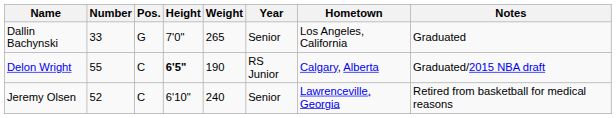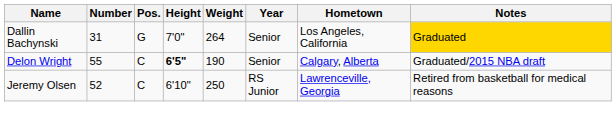(96, 37) 33 -> (96, 37) 31
(215, 37) 265 -> (215, 37) 264
(440, 37) no background -> (440, 37) gold background
(263, 67) RS Junior -> (264, 61) Senior
(215, 98) 240 -> (215, 85) 250
(264, 98) Senior -> (263, 85) RS Junior
